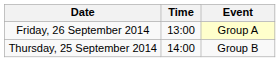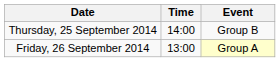rows swapped: (83, 48) <-> (83, 30)
